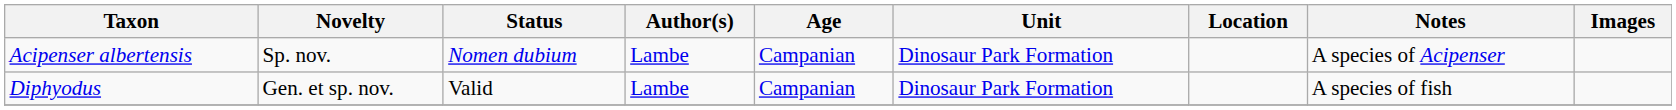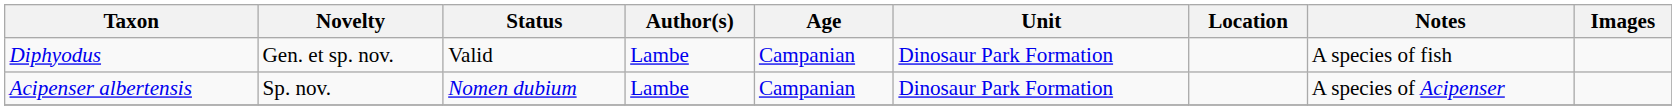rows swapped: (101, 54) <-> (55, 88)
